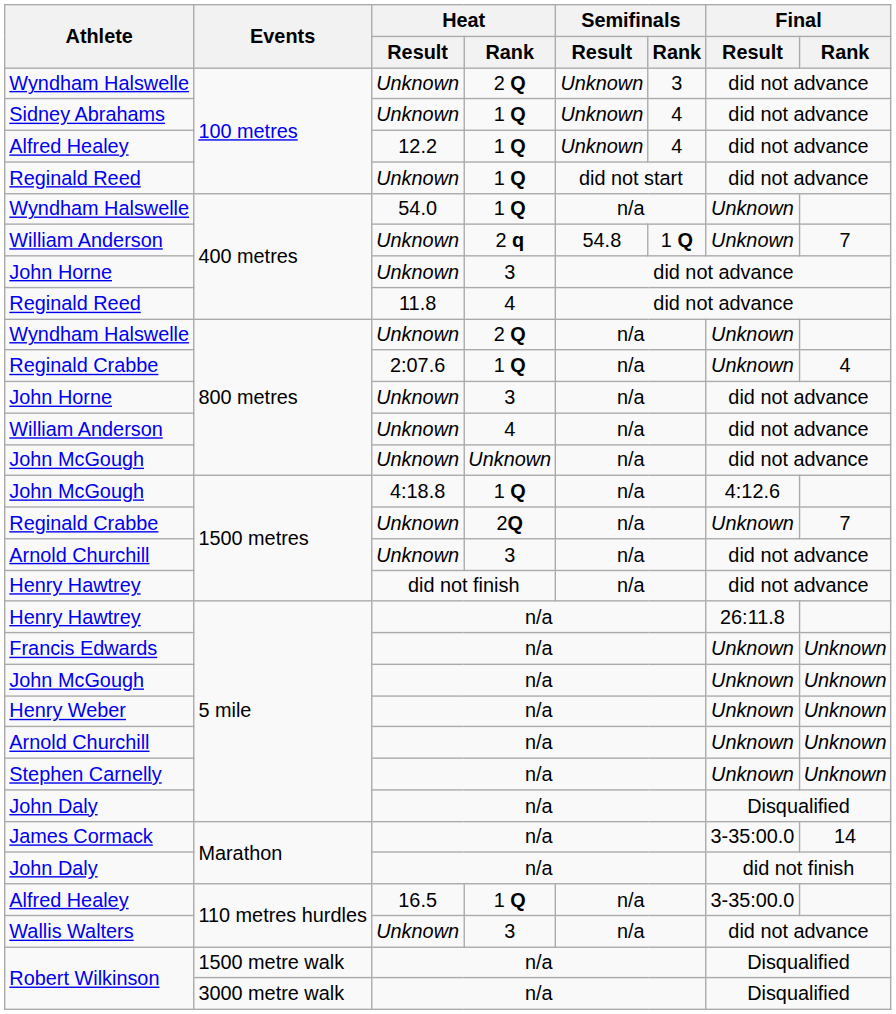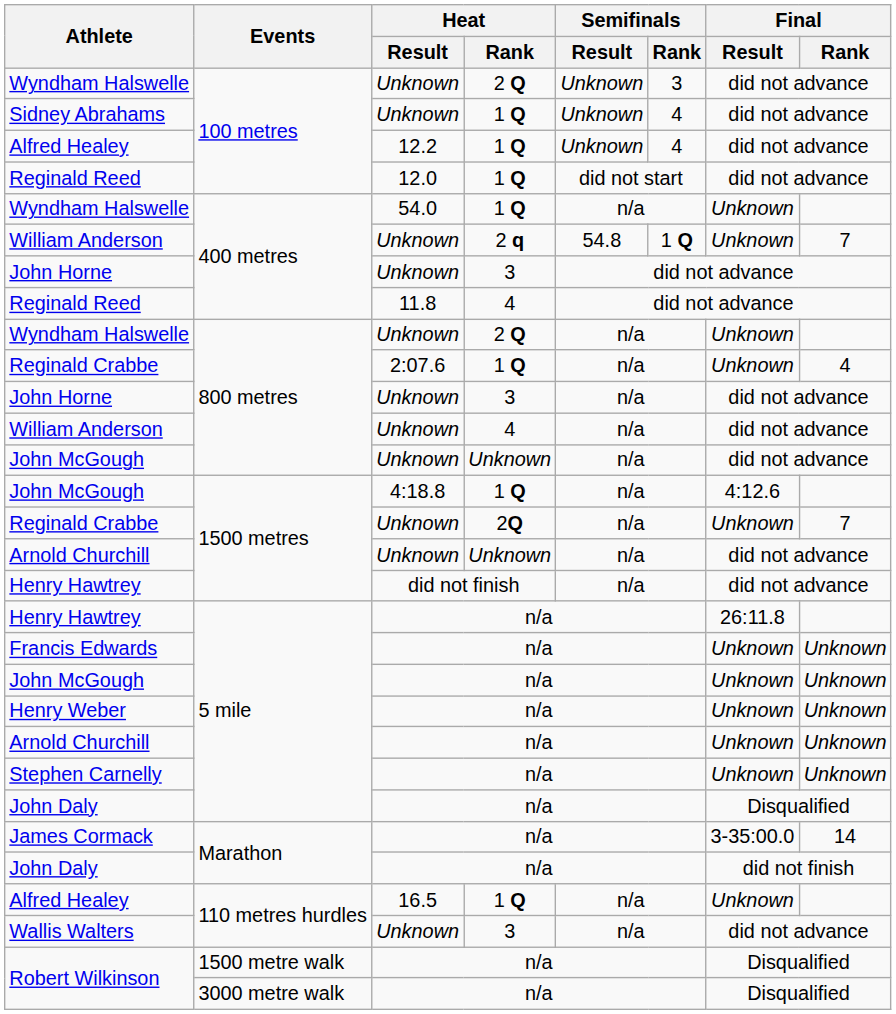(418, 178) Unknown -> (418, 178) 12.0
(510, 554) 3 -> (510, 554) Unknown
(752, 900) 3-35:00.0 -> (752, 900) Unknown
